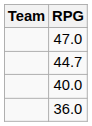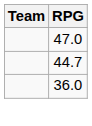- row: (68, 86)
